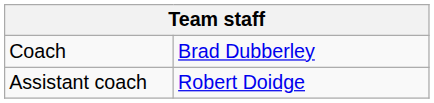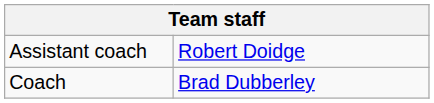rows swapped: (38, 51) <-> (78, 82)
